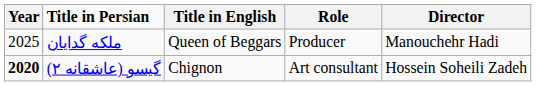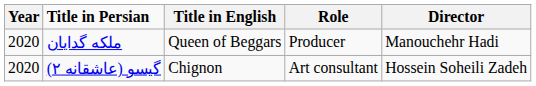(24, 42) 2025 -> (24, 42) 2020
(24, 68) bold -> (24, 68) normal
